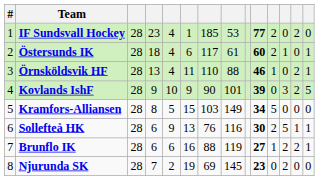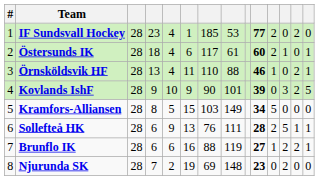(233, 128) 116 -> (233, 128) 111
(259, 128) 30 -> (259, 128) 28
(233, 166) 145 -> (233, 166) 148
